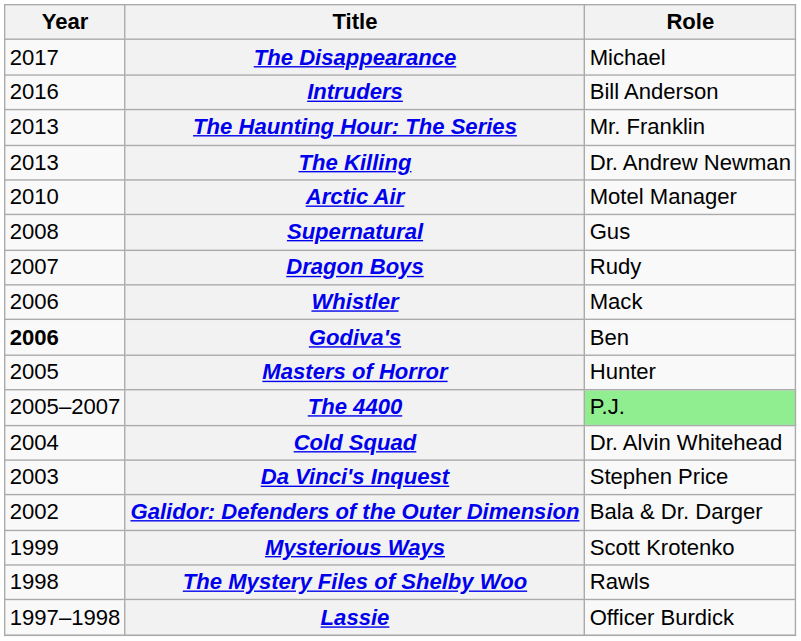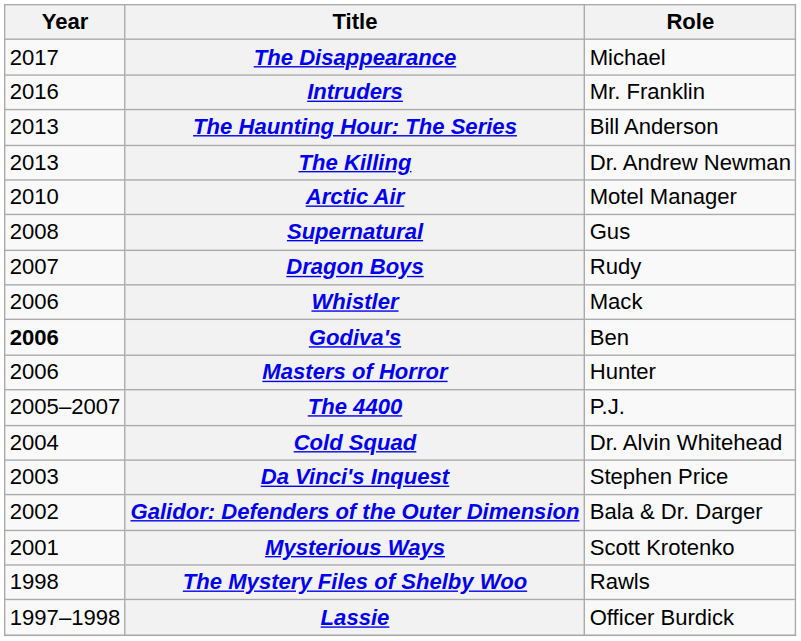(654, 92) Bill Anderson -> (647, 92) Mr. Franklin
(647, 127) Mr. Franklin -> (654, 127) Bill Anderson
(34, 372) 2005 -> (34, 372) 2006
(607, 407) lightgreen background -> (607, 407) no background
(34, 547) 1999 -> (34, 547) 2001
